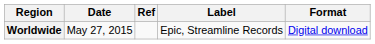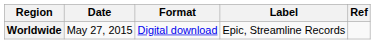columns swapped: (328, 13) <-> (146, 13)
